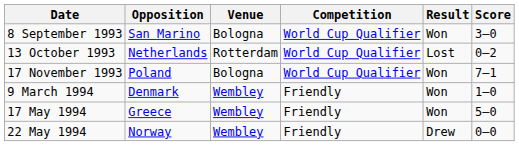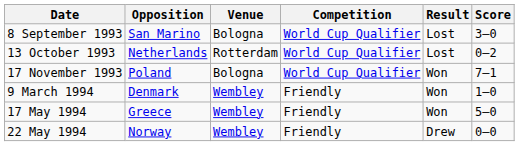(437, 34) Won -> (441, 34) Lost
